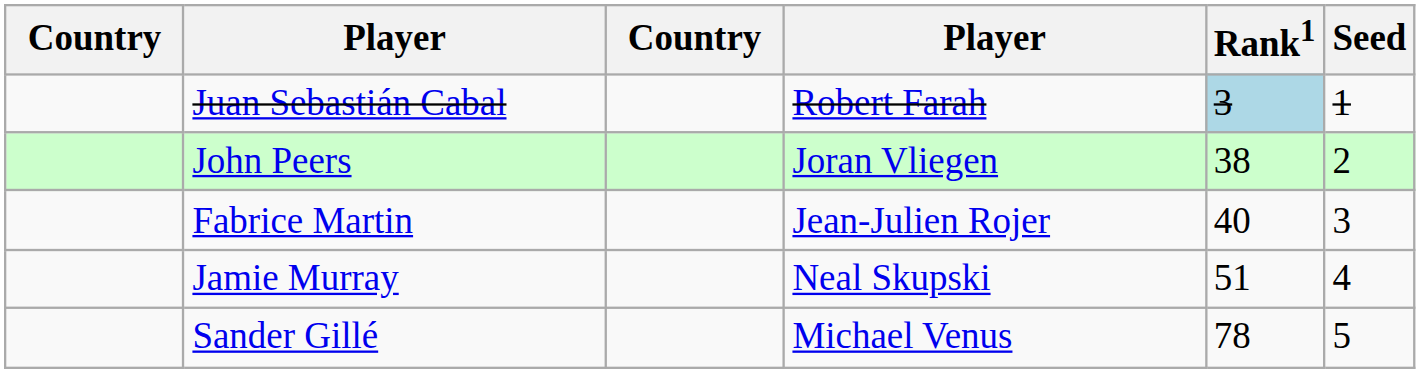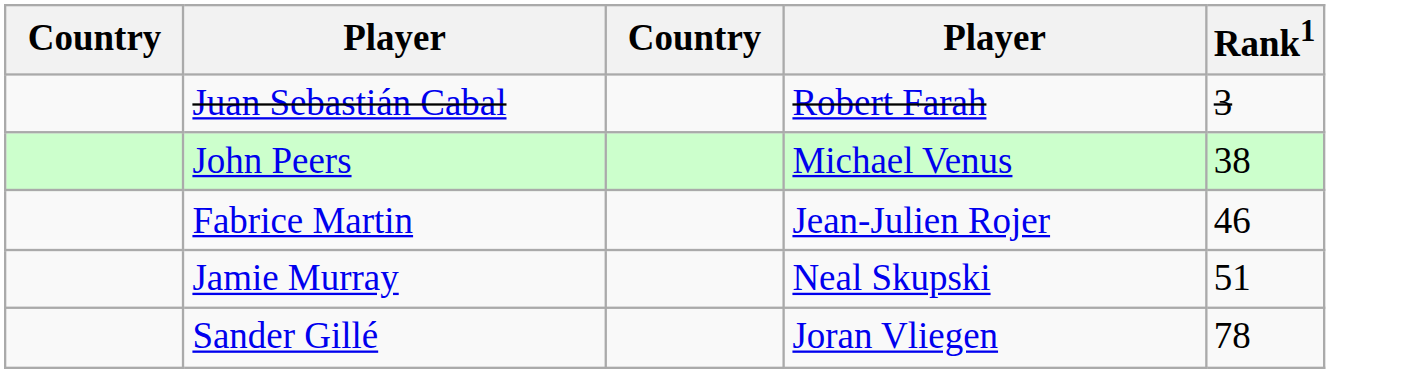- column: (1369, 38)
(1223, 102) lightblue background -> (1223, 102) no background
(895, 161) Joran Vliegen -> (902, 161) Michael Venus
(1232, 219) 40 -> (1232, 219) 46
(902, 336) Michael Venus -> (895, 336) Joran Vliegen
